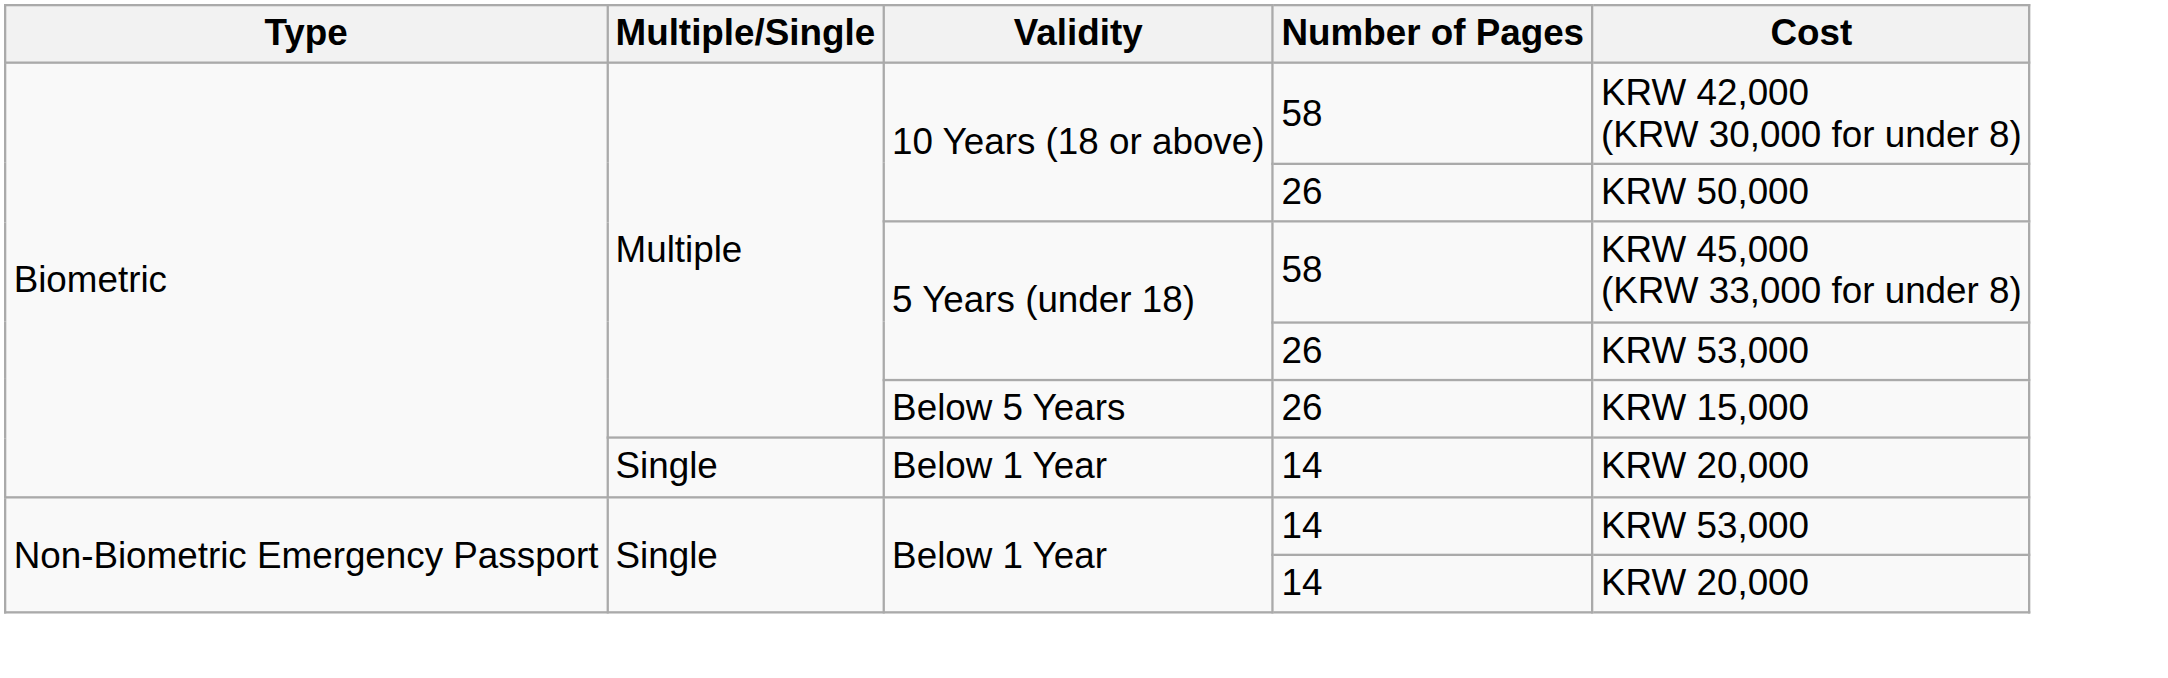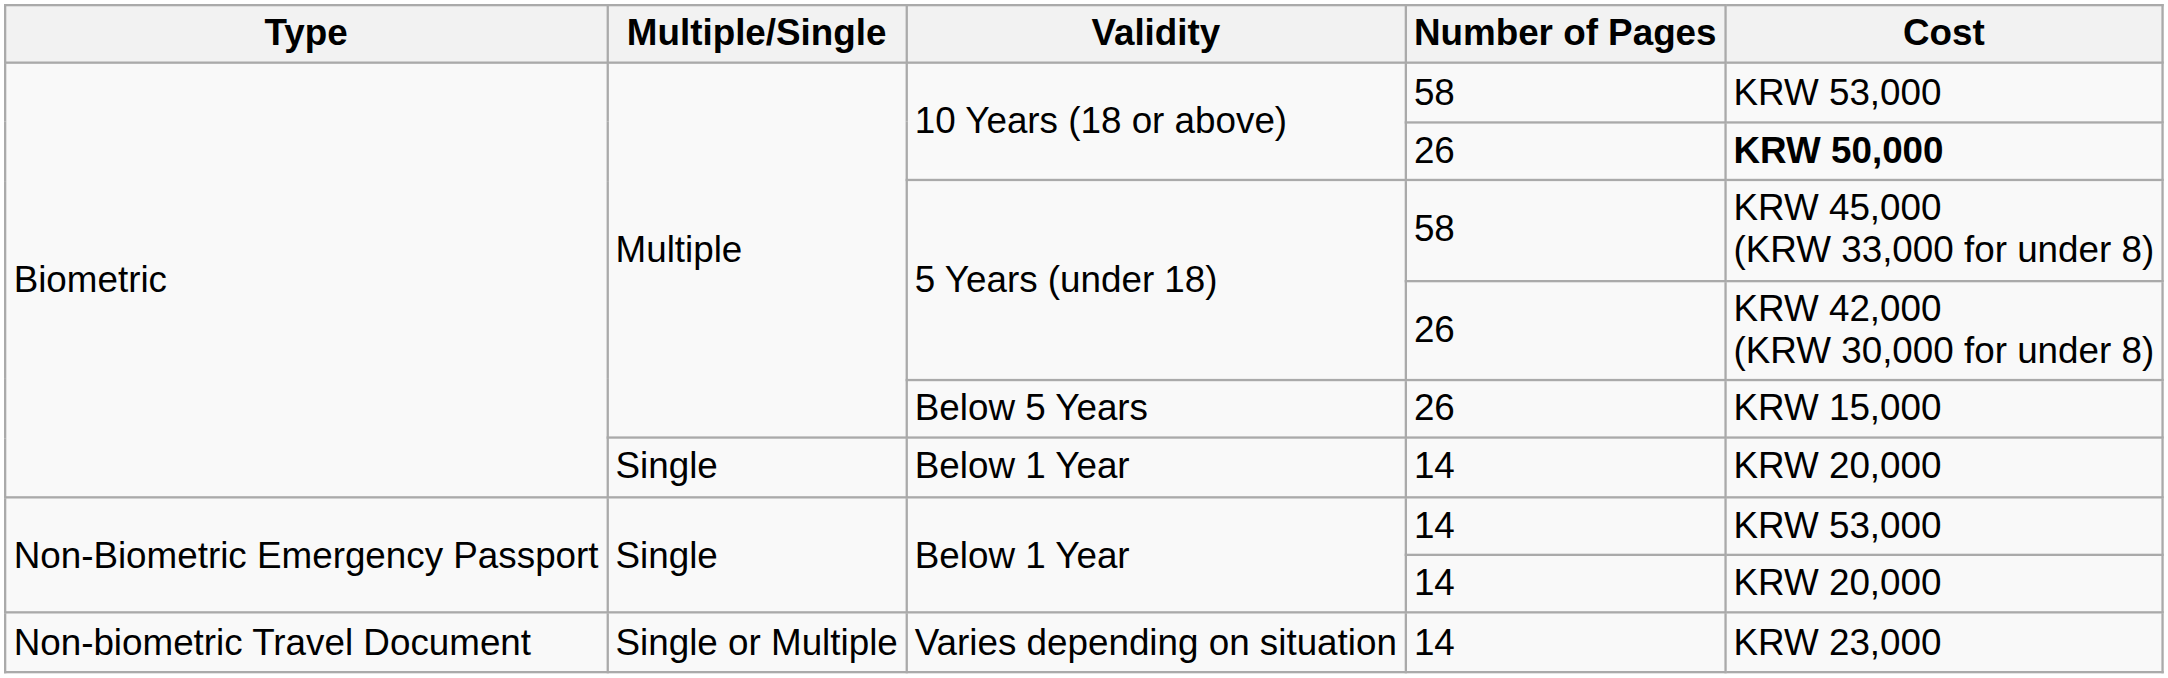(1811, 112) KRW 42,000 (KRW 30,000 for under 8) -> (1838, 92) KRW 53,000
(1705, 191) normal -> (1839, 150) bold
(1705, 349) KRW 53,000 -> (1944, 329) KRW 42,000 (KRW 30,000 for under 8)
+ row: (1156, 641)
